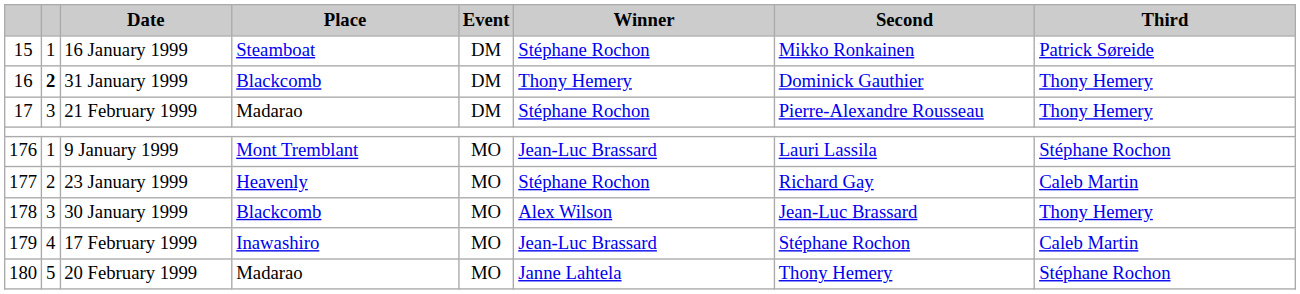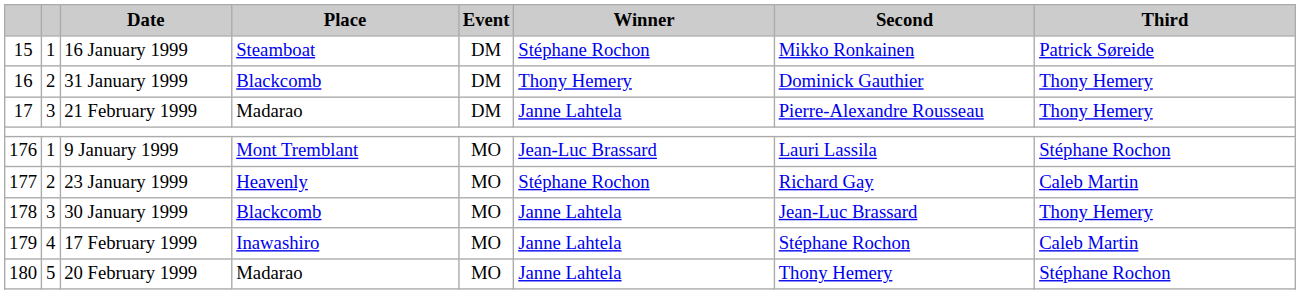(51, 80) bold -> (51, 80) normal
(584, 111) Stéphane Rochon -> (570, 111) Janne Lahtela
(565, 211) Alex Wilson -> (570, 211) Janne Lahtela
(588, 242) Jean-Luc Brassard -> (570, 242) Janne Lahtela
